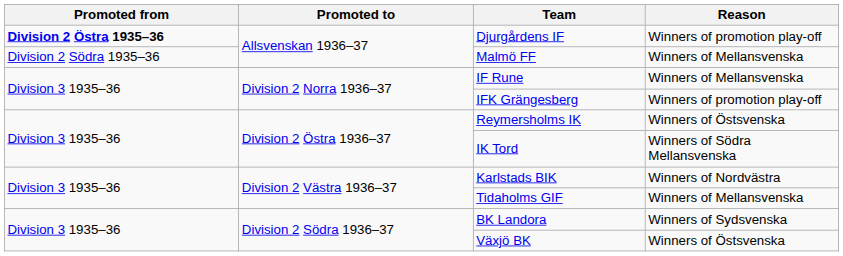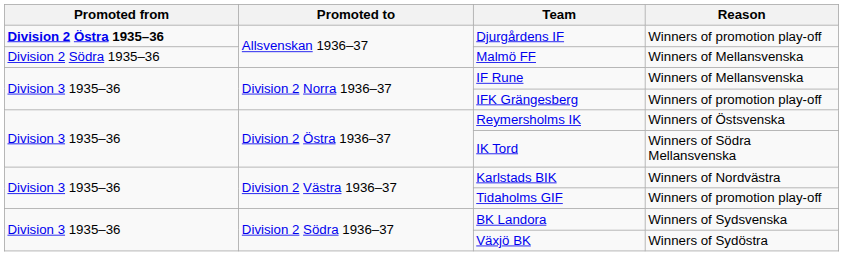(726, 198) Winners of Mellansvenska -> (735, 198) Winners of promotion play-off
(717, 240) Winners of Östsvenska -> (708, 240) Winners of Sydöstra
